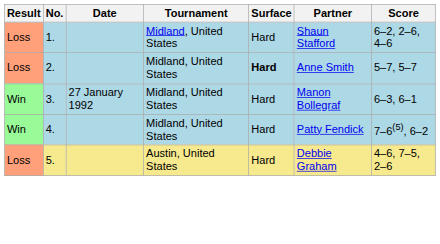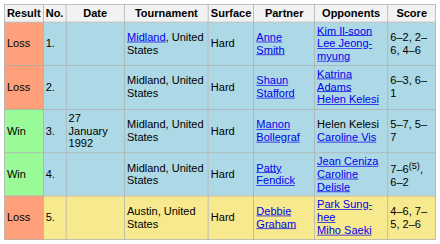+ column: (351, 12)
(316, 37) Shaun Stafford -> (270, 43) Anne Smith
(264, 67) bold -> (223, 87) normal
(325, 67) Anne Smith -> (276, 87) Shaun Stafford
(395, 67) 5–7, 5–7 -> (409, 87) 6–3, 6–1
(395, 98) 6–3, 6–1 -> (409, 130) 5–7, 5–7
